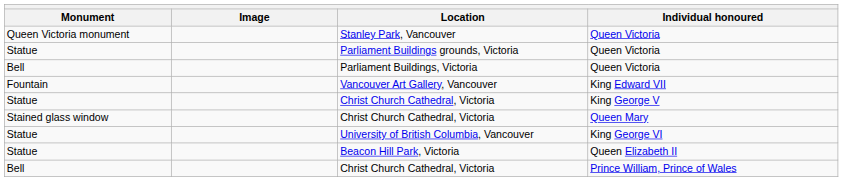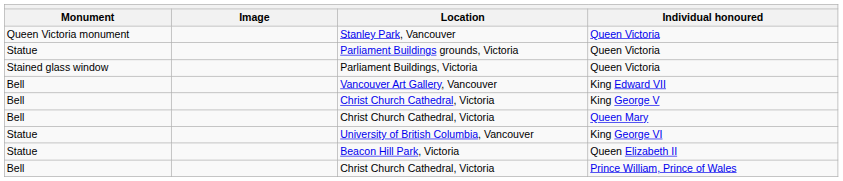(16, 67) Bell -> (58, 67) Stained glass window
(27, 84) Fountain -> (16, 84) Bell
(22, 101) Statue -> (16, 101) Bell
(58, 118) Stained glass window -> (16, 118) Bell
